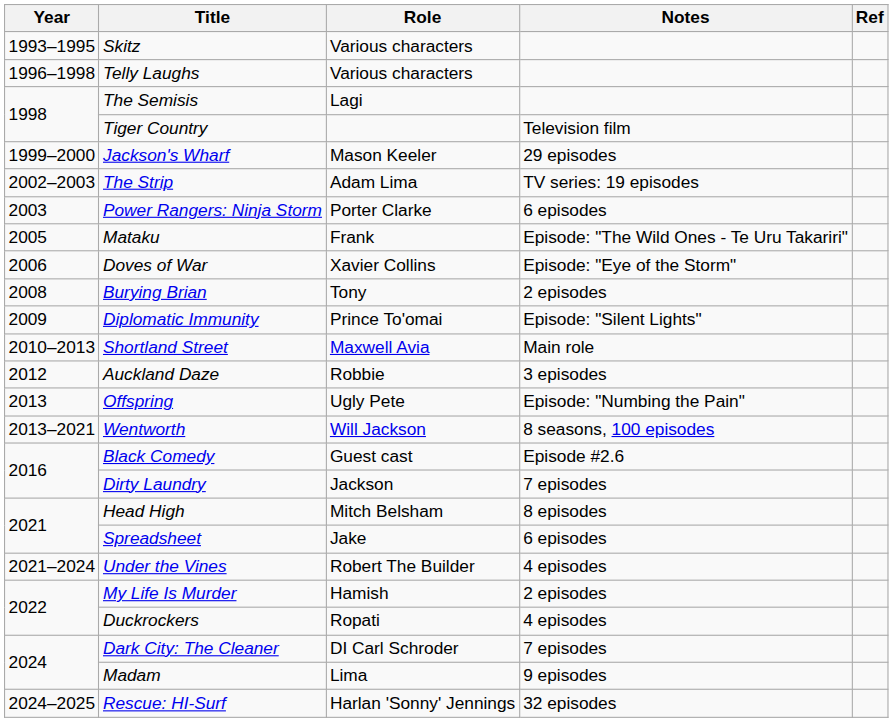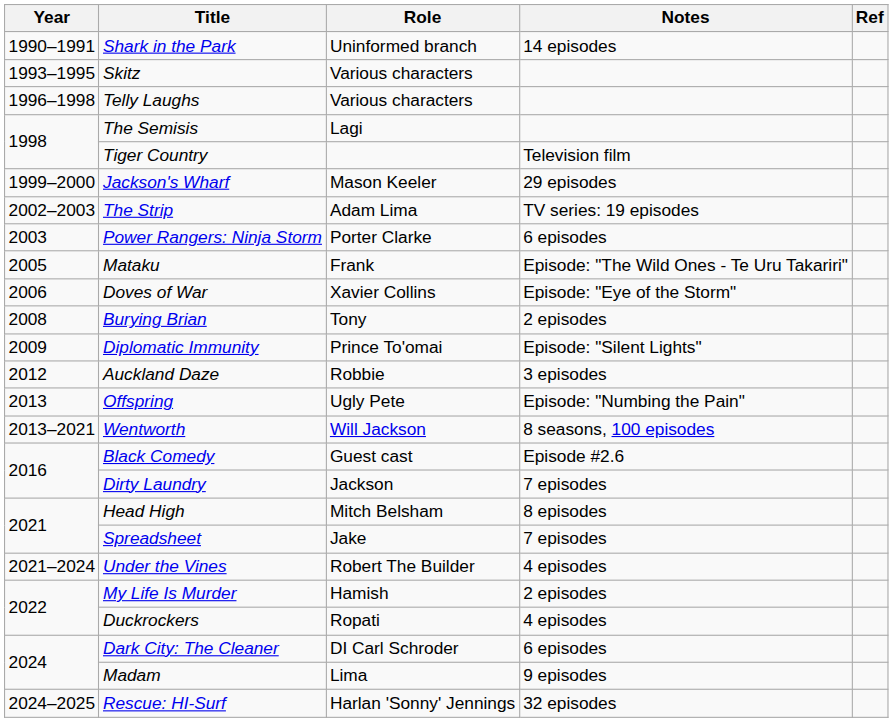+ row: (169, 45)
- row: (165, 347)
(565, 538) 6 episodes -> (565, 538) 7 episodes
(565, 648) 7 episodes -> (565, 648) 6 episodes
